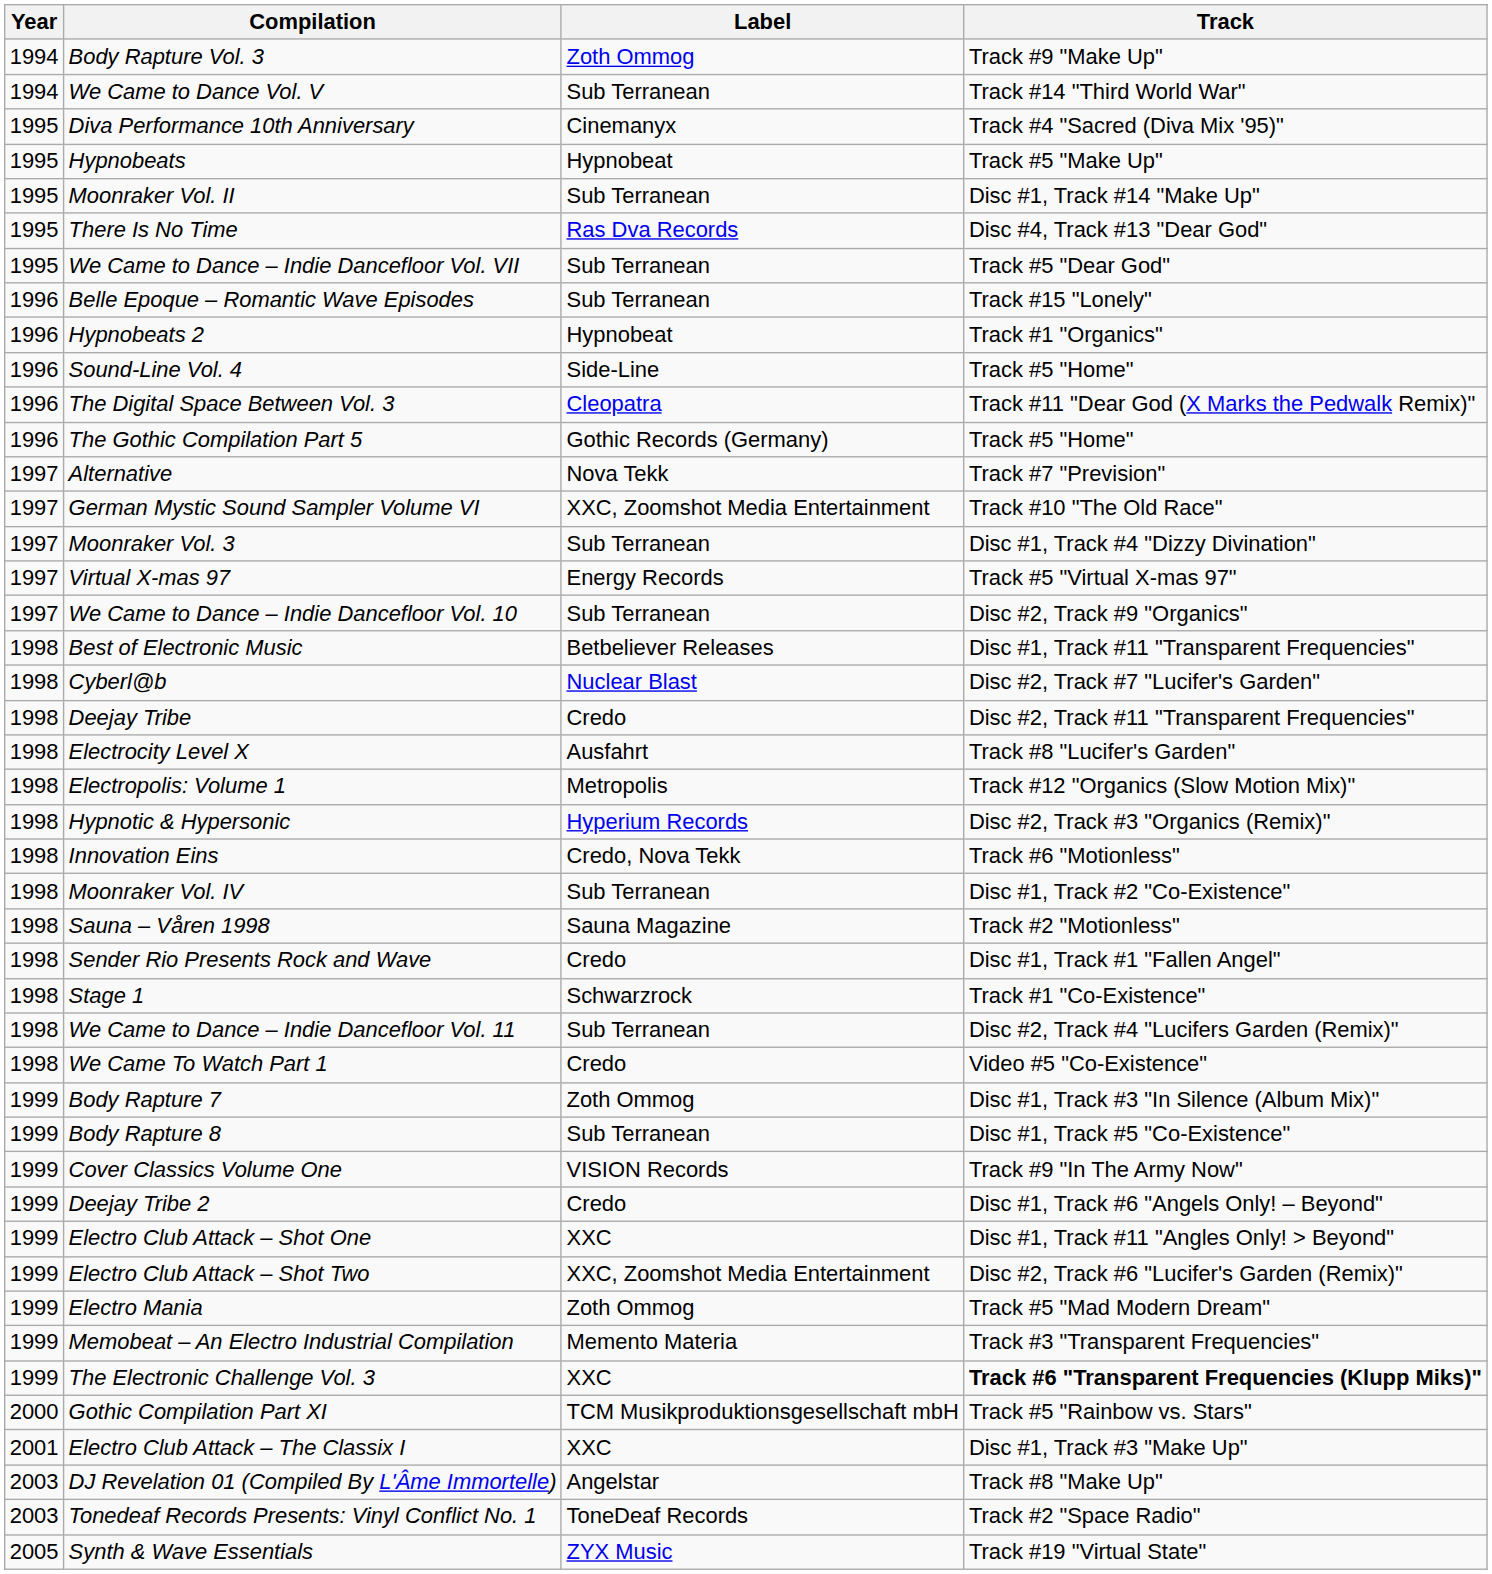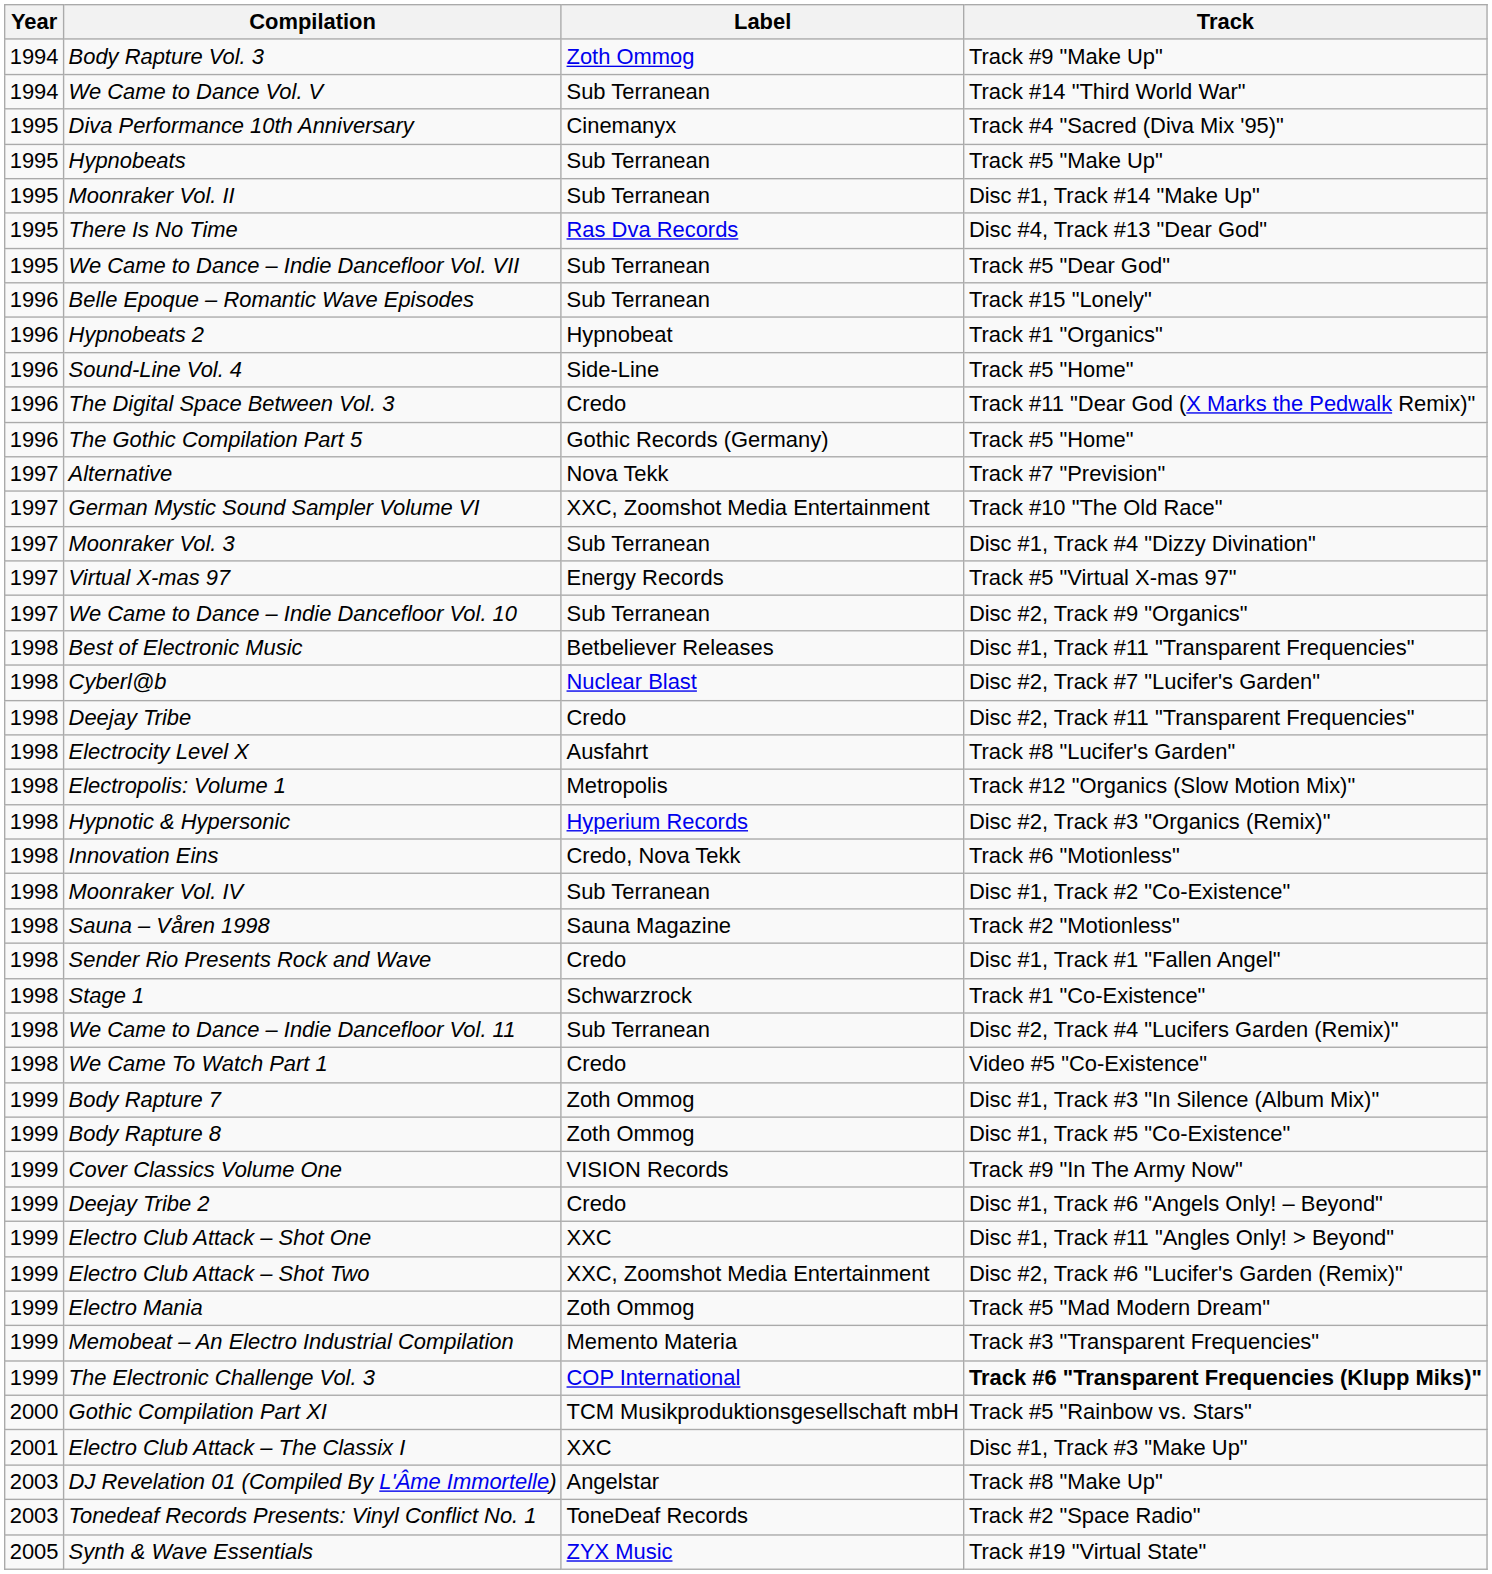(620, 160) Hypnobeat -> (638, 160) Sub Terranean
(614, 404) Cleopatra -> (596, 404) Credo
(638, 1134) Sub Terranean -> (630, 1134) Zoth Ommog
(589, 1377) XXC -> (653, 1377) COP International
